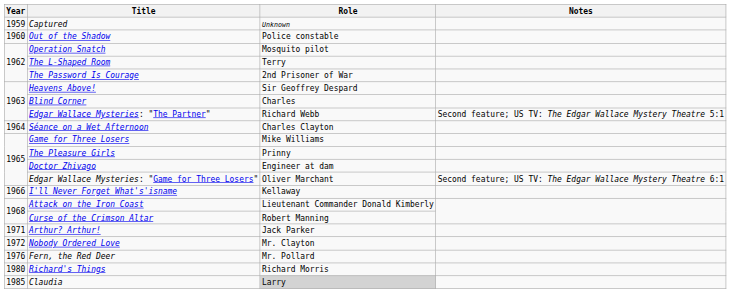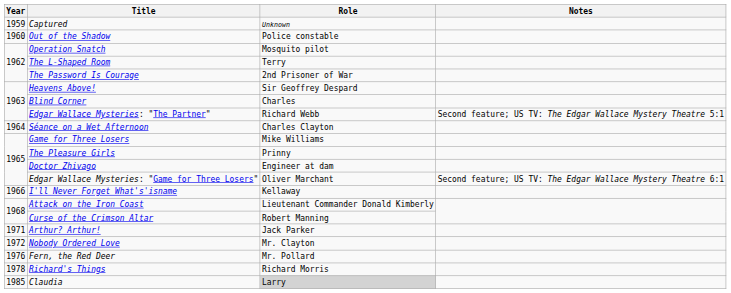(16, 269) 1980 -> (16, 269) 1978
